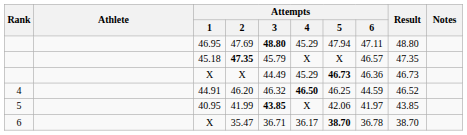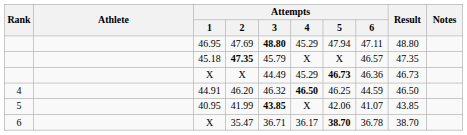(407, 91) 46.52 -> (407, 91) 46.50
(372, 106) 41.97 -> (372, 106) 41.07
